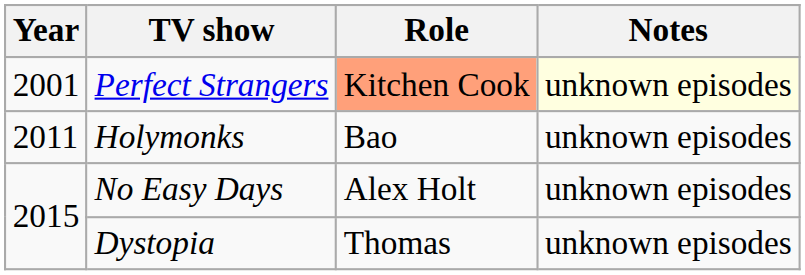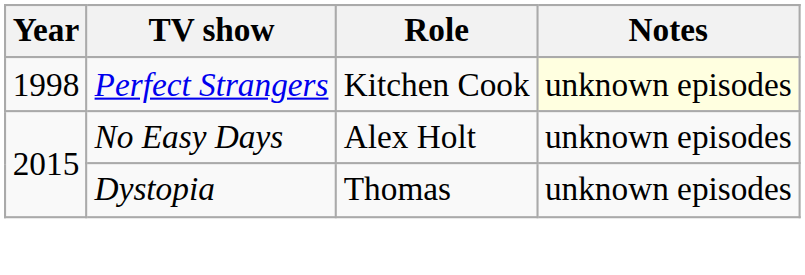(46, 83) 2001 -> (46, 83) 1998
(437, 83) lightsalmon background -> (437, 83) no background
- row: (169, 136)
